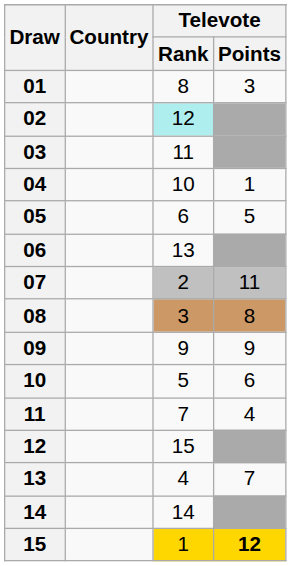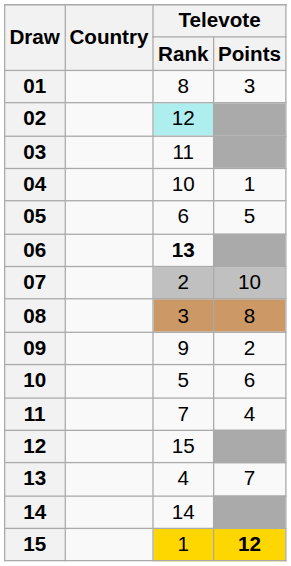(183, 250) normal -> (183, 250) bold
(250, 282) 11 -> (250, 282) 10
(250, 348) 9 -> (250, 348) 2
